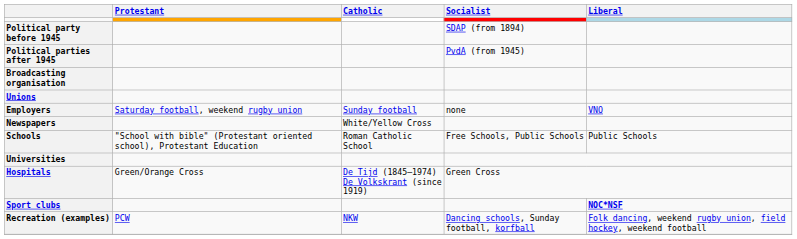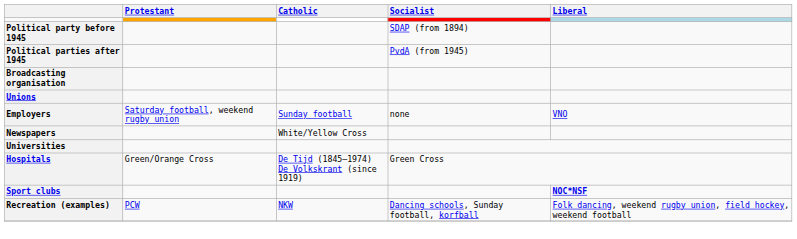- row: (24, 137)
